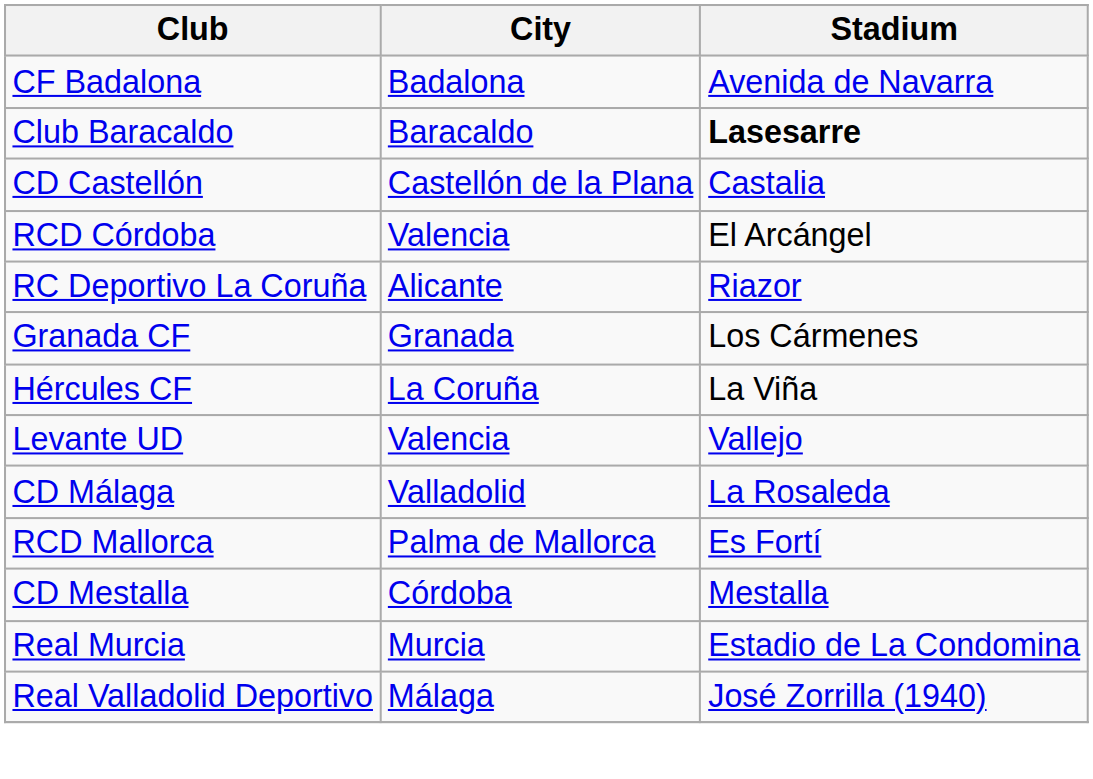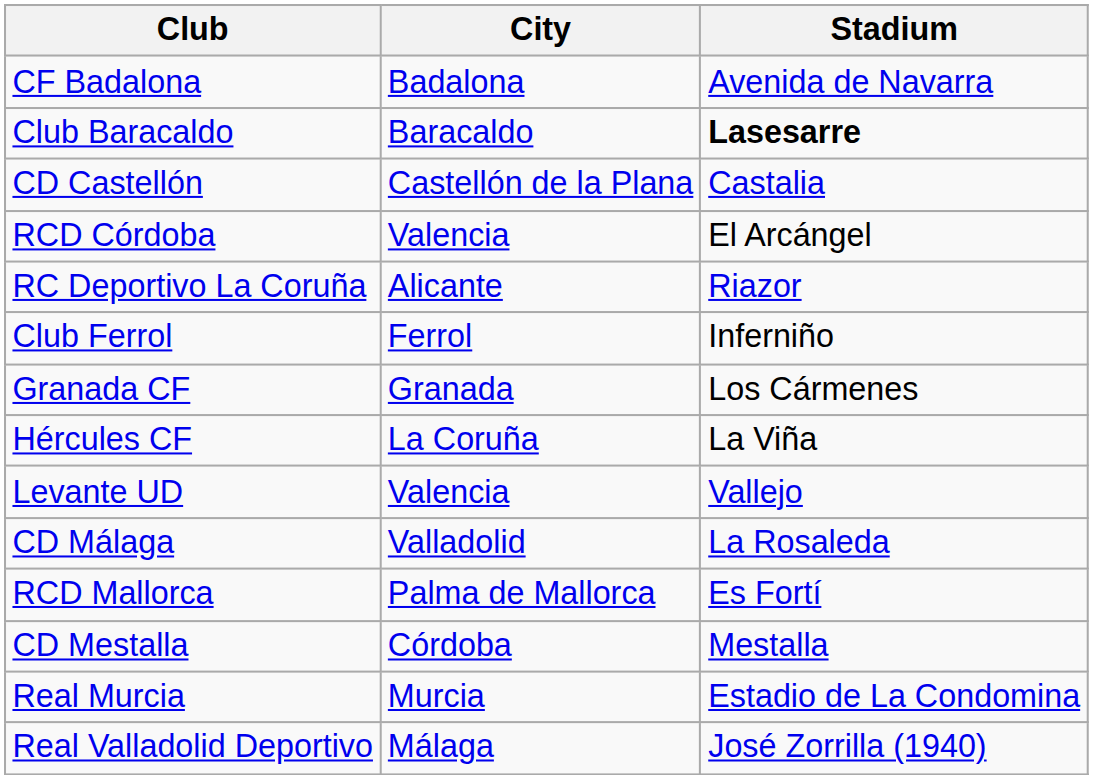+ row: (92, 337)
